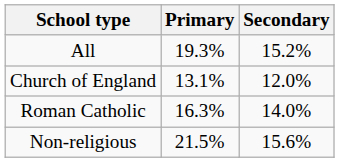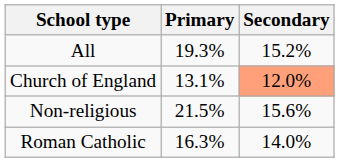(286, 80) no background -> (286, 80) lightsalmon background
rows swapped: (83, 111) <-> (83, 141)
